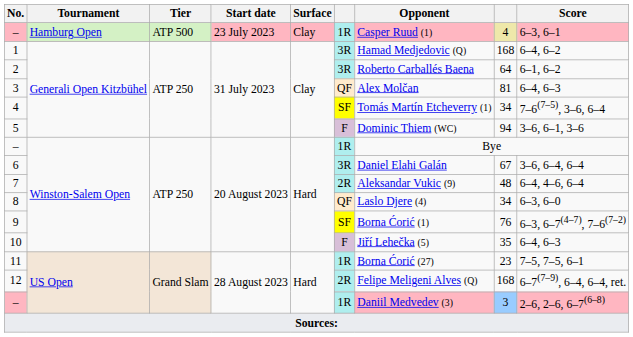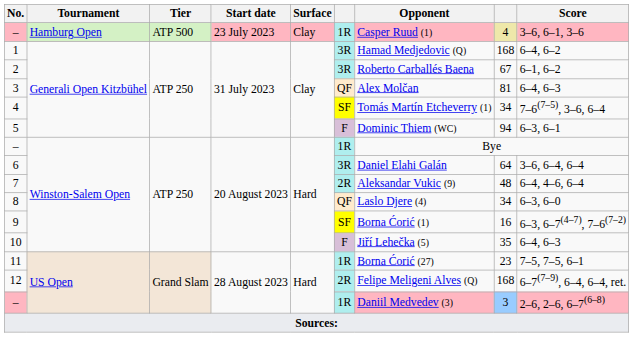(540, 32) 6–3, 6–1 -> (552, 32) 3–6, 6–1, 3–6
(506, 69) 64 -> (506, 69) 67
(552, 128) 3–6, 6–1, 3–6 -> (540, 128) 6–3, 6–1
(506, 165) 67 -> (506, 165) 64
(506, 222) 76 -> (506, 222) 16
